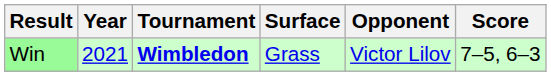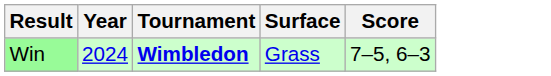- column: (400, 20)
(105, 54) 2021 -> (105, 54) 2024
